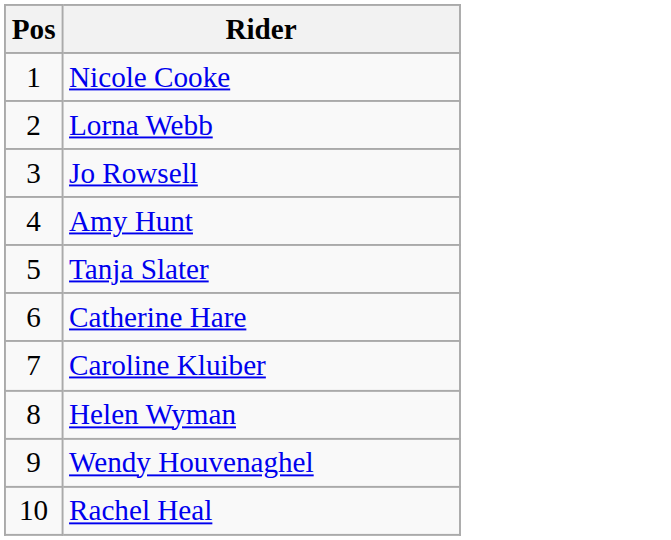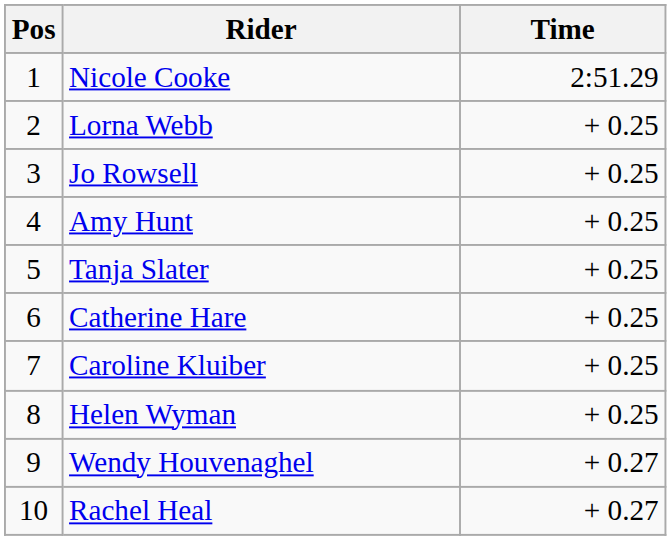+ column: (563, 28)
